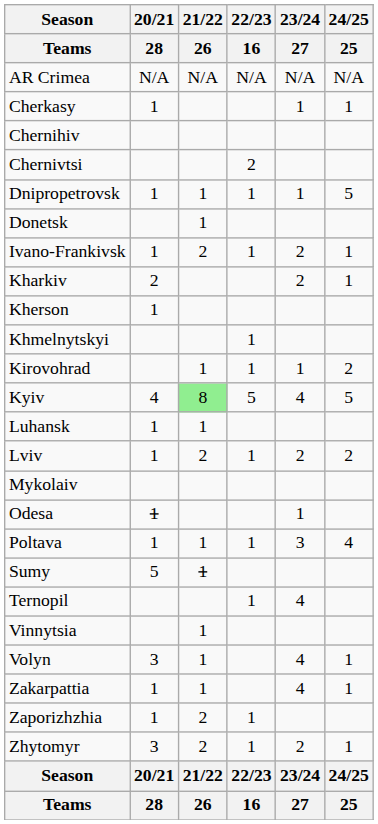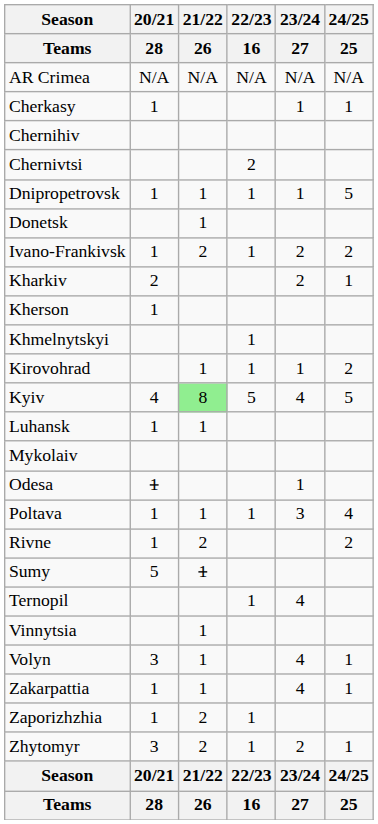(349, 251) 1 -> (349, 251) 2
- row: (26, 455)
+ row: (30, 542)
